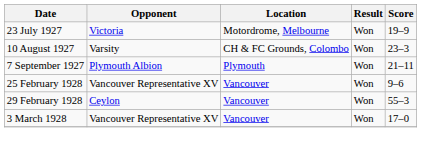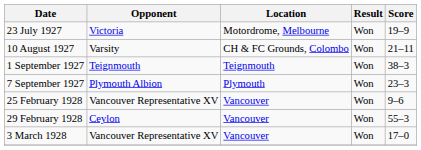(398, 48) 23–3 -> (401, 48) 21–11
+ row: (46, 66)
(401, 66) 21–11 -> (398, 83) 23–3
